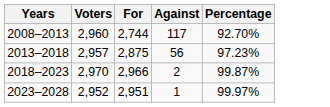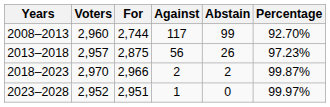+ column: (228, 14)
